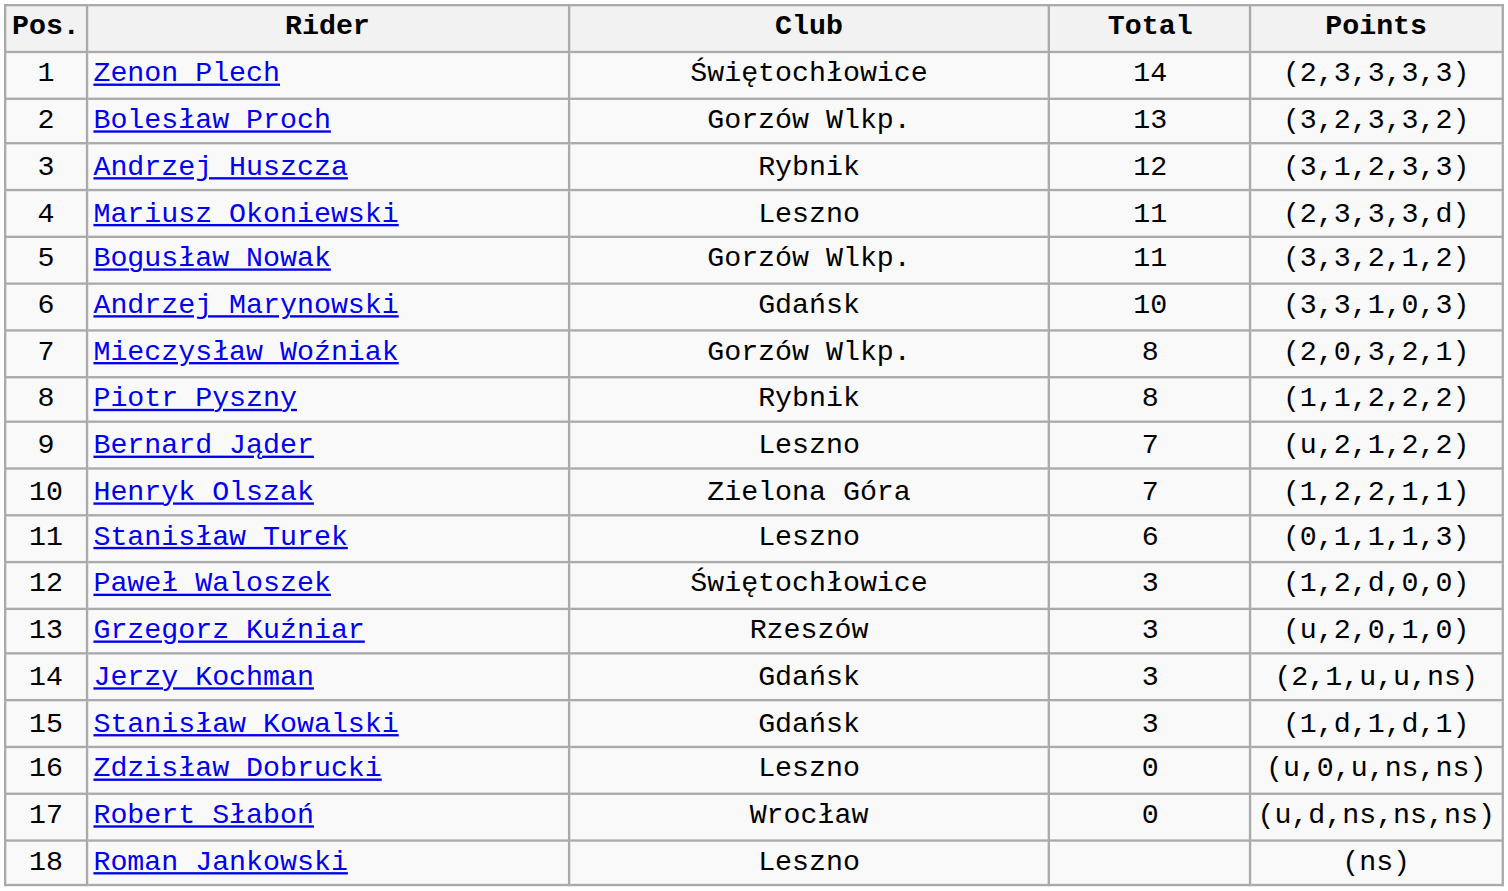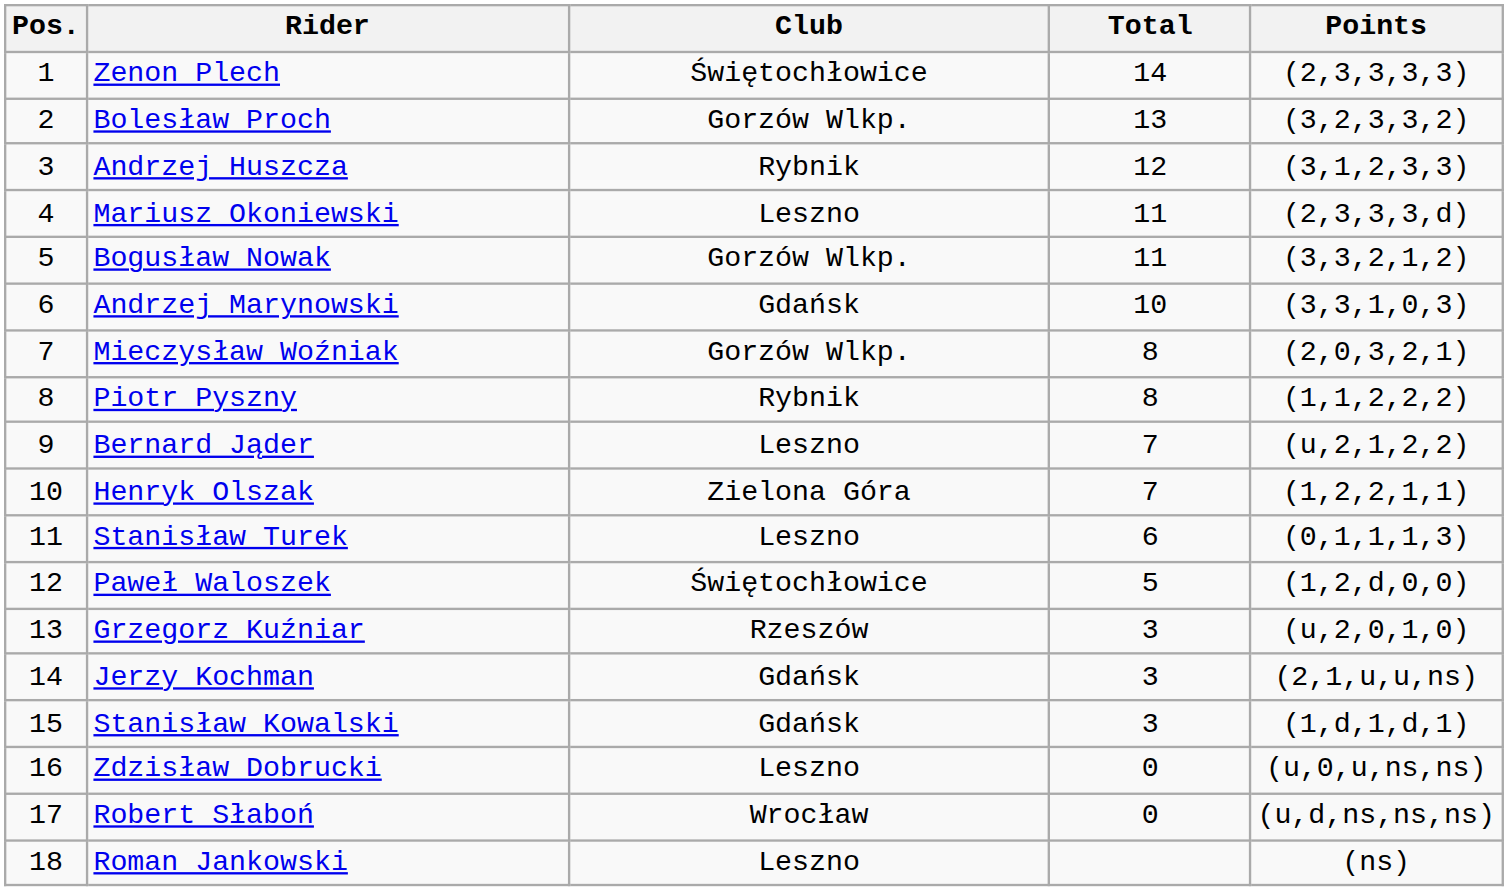(1150, 585) 3 -> (1150, 585) 5
